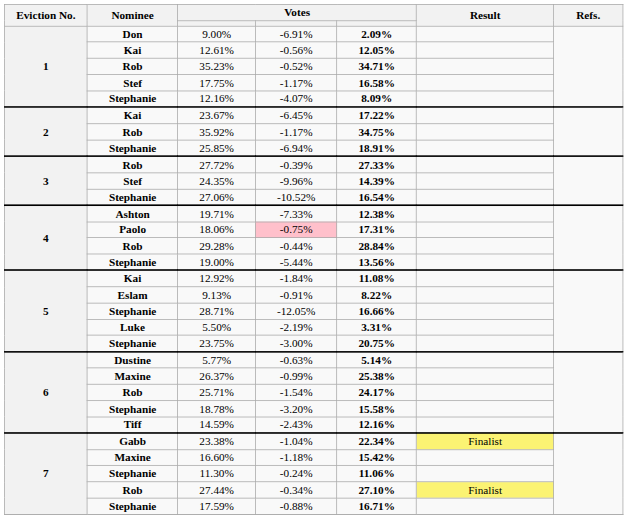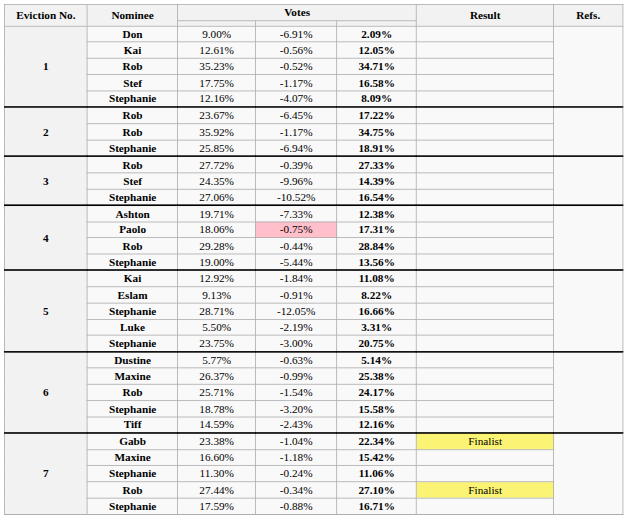(133, 116) Kai -> (133, 116) Rob
